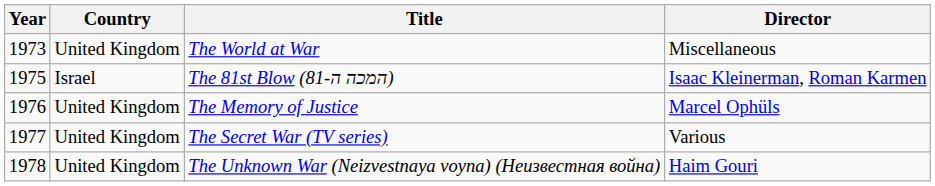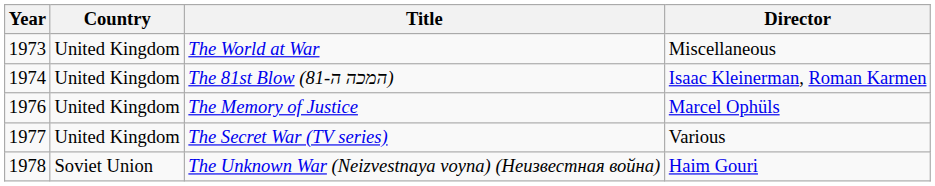(27, 78) 1975 -> (27, 78) 1974
(75, 78) Israel -> (117, 78) United Kingdom
(117, 166) United Kingdom -> (104, 166) Soviet Union
